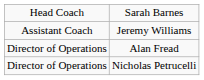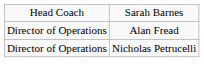- row: (154, 30)
